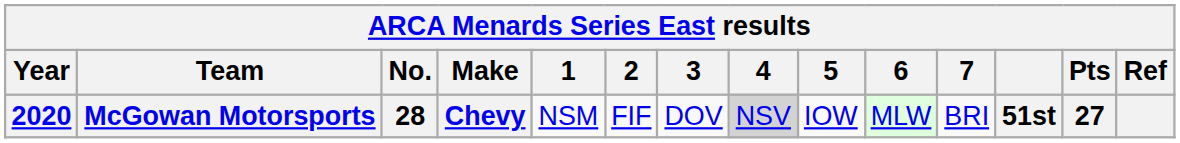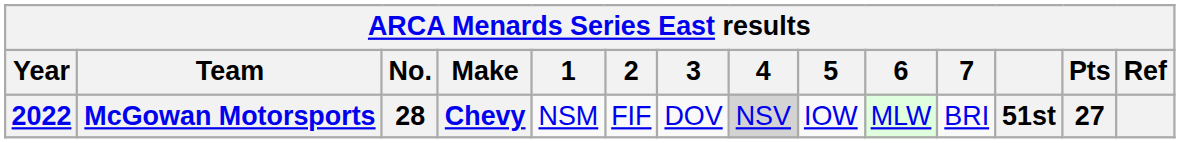(42, 116) 2020 -> (42, 116) 2022
